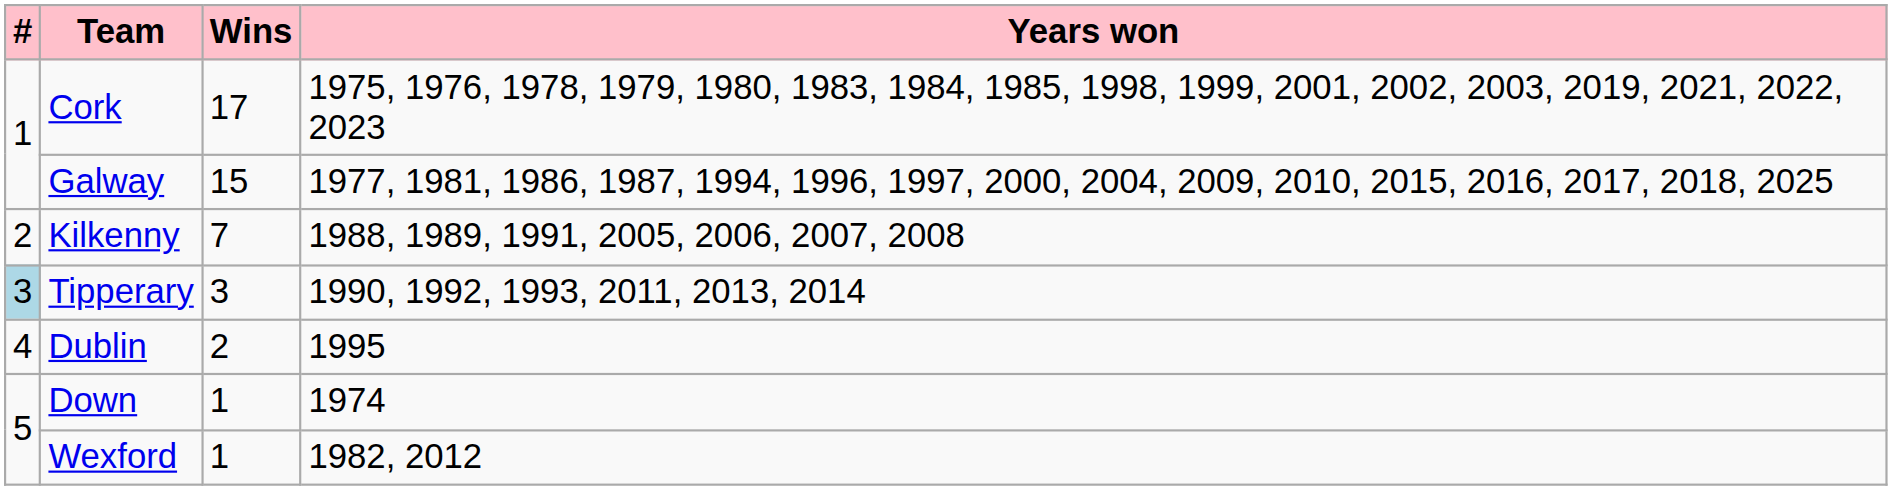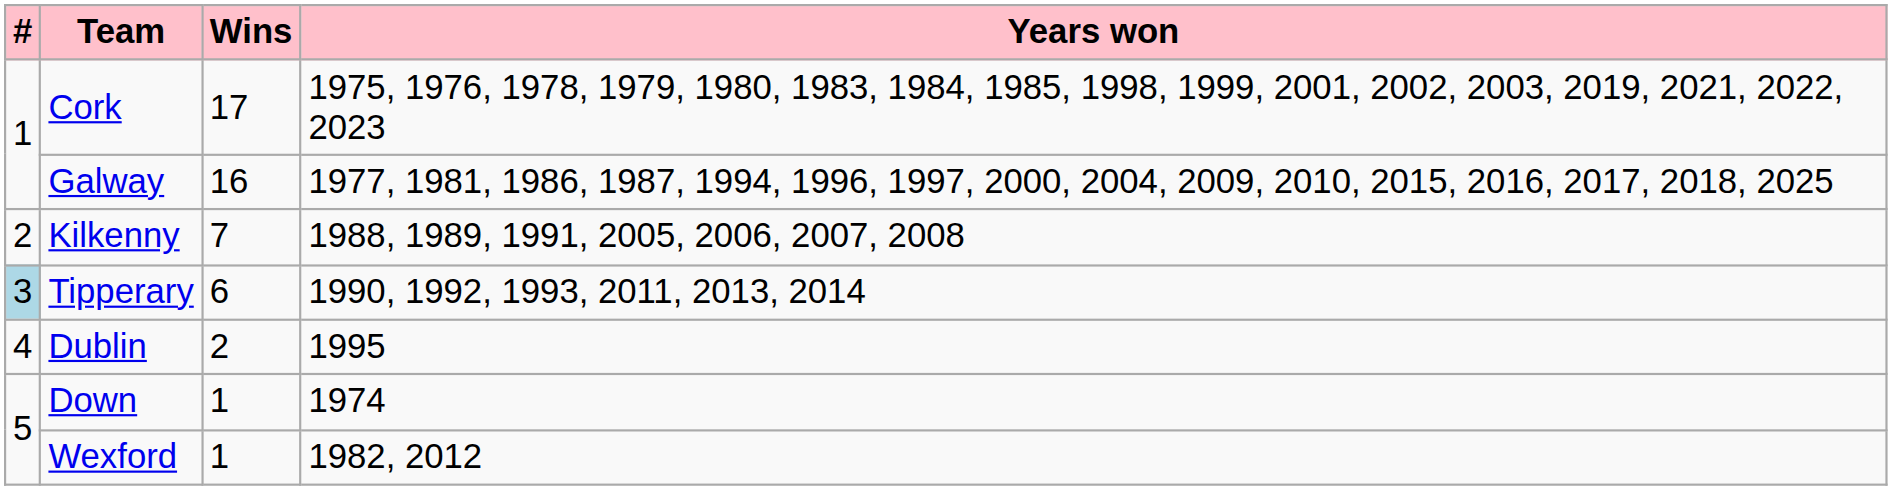(229, 181) 15 -> (229, 181) 16
(219, 291) 3 -> (219, 291) 6
